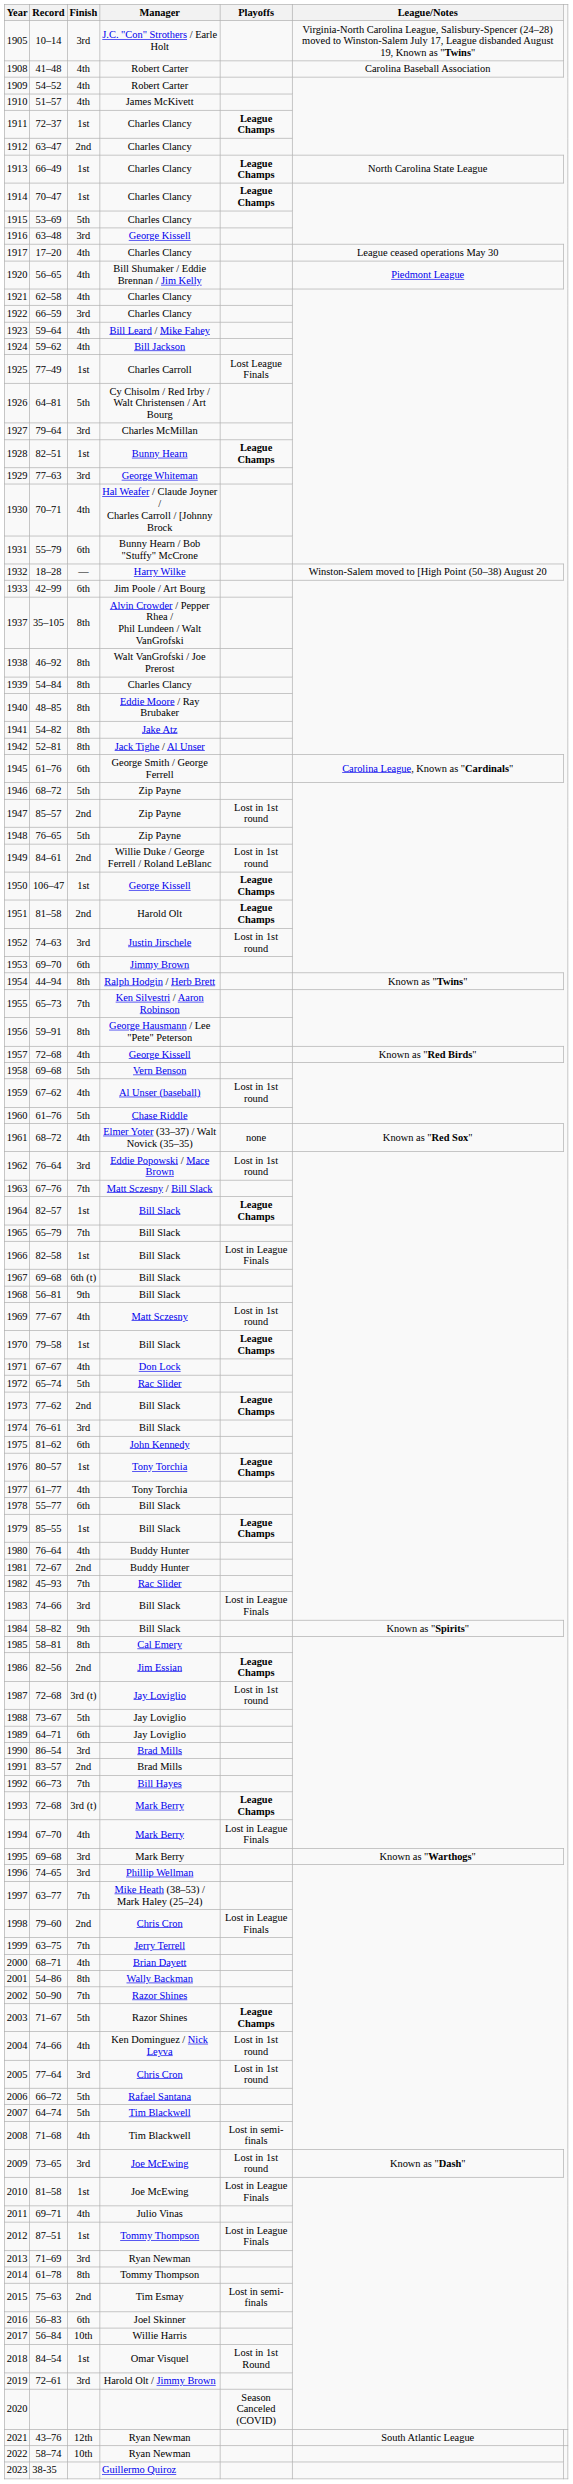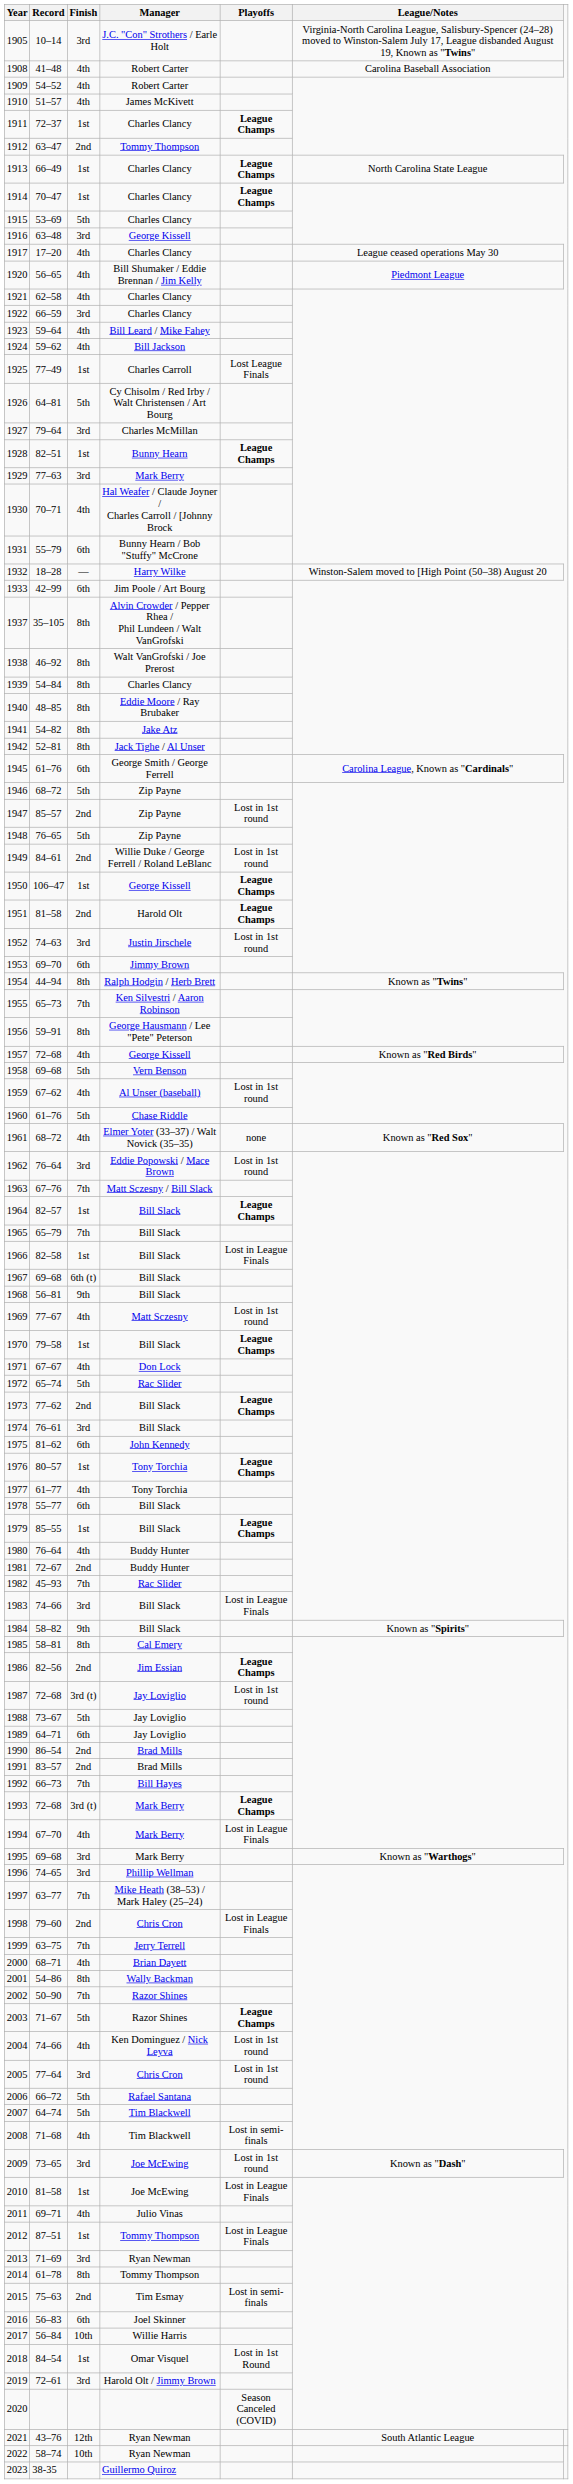(160, 146) Charles Clancy -> (160, 146) Tommy Thompson
(160, 476) George Whiteman -> (160, 476) Mark Berry
(83, 1750) 3rd -> (83, 1750) 2nd
